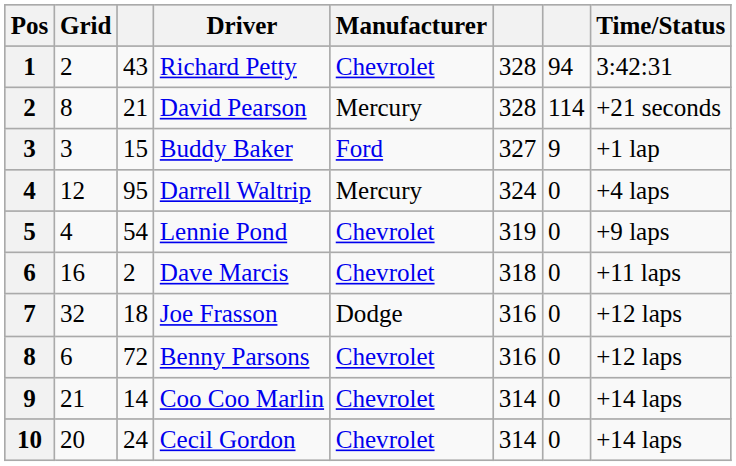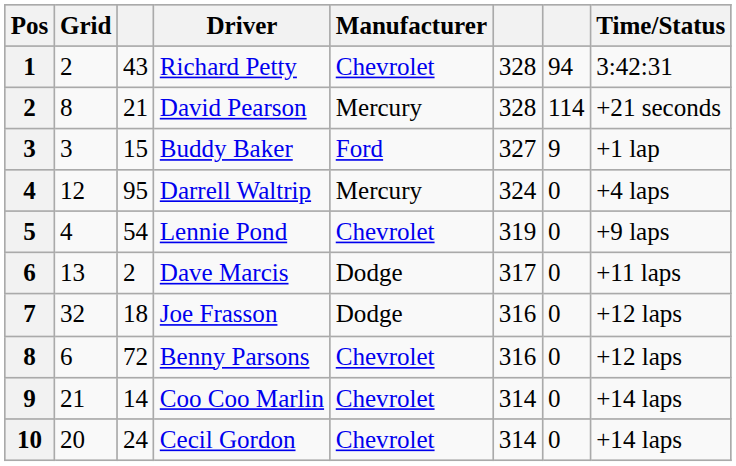(72, 273) 16 -> (72, 273) 13
(385, 273) Chevrolet -> (369, 273) Dodge
(517, 273) 318 -> (517, 273) 317
